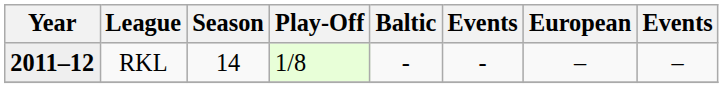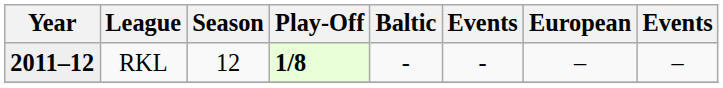(228, 62) 14 -> (228, 62) 12
(291, 62) normal -> (291, 62) bold
